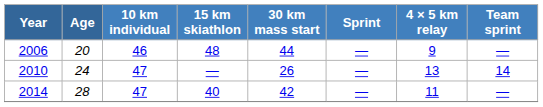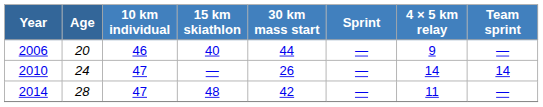(212, 50) 48 -> (212, 50) 40
(432, 71) 13 -> (432, 71) 14
(212, 92) 40 -> (212, 92) 48
